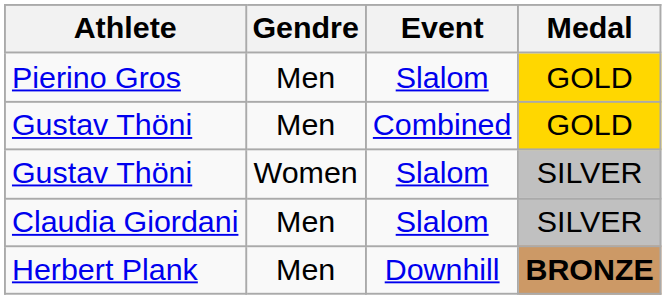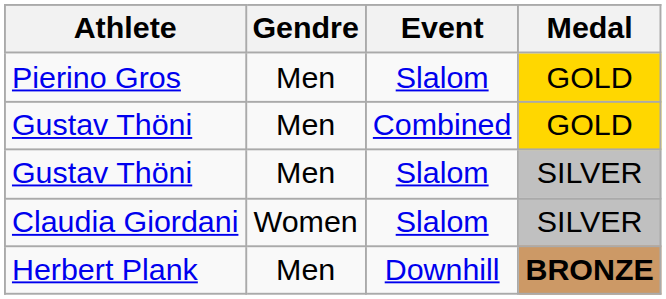(306, 173) Women -> (306, 173) Men
(306, 221) Men -> (306, 221) Women
